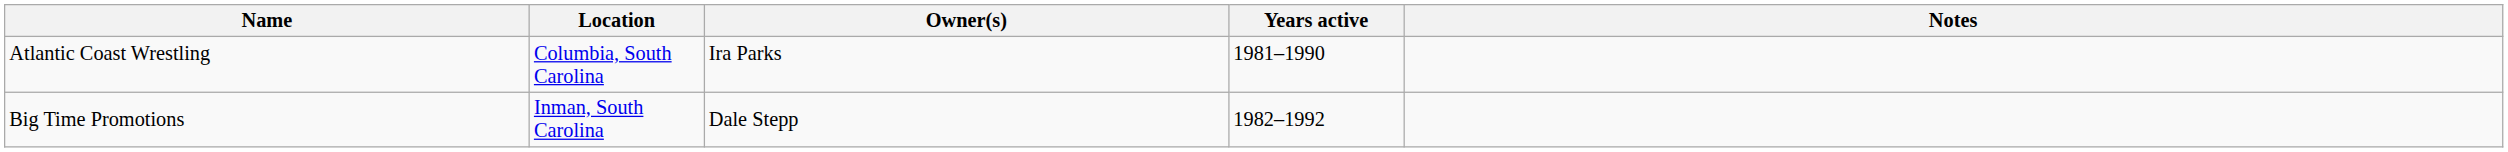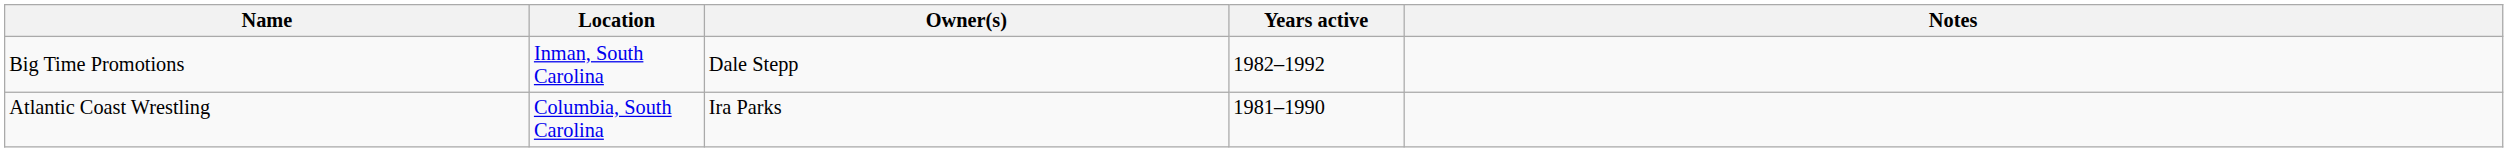rows swapped: (110, 52) <-> (97, 119)
